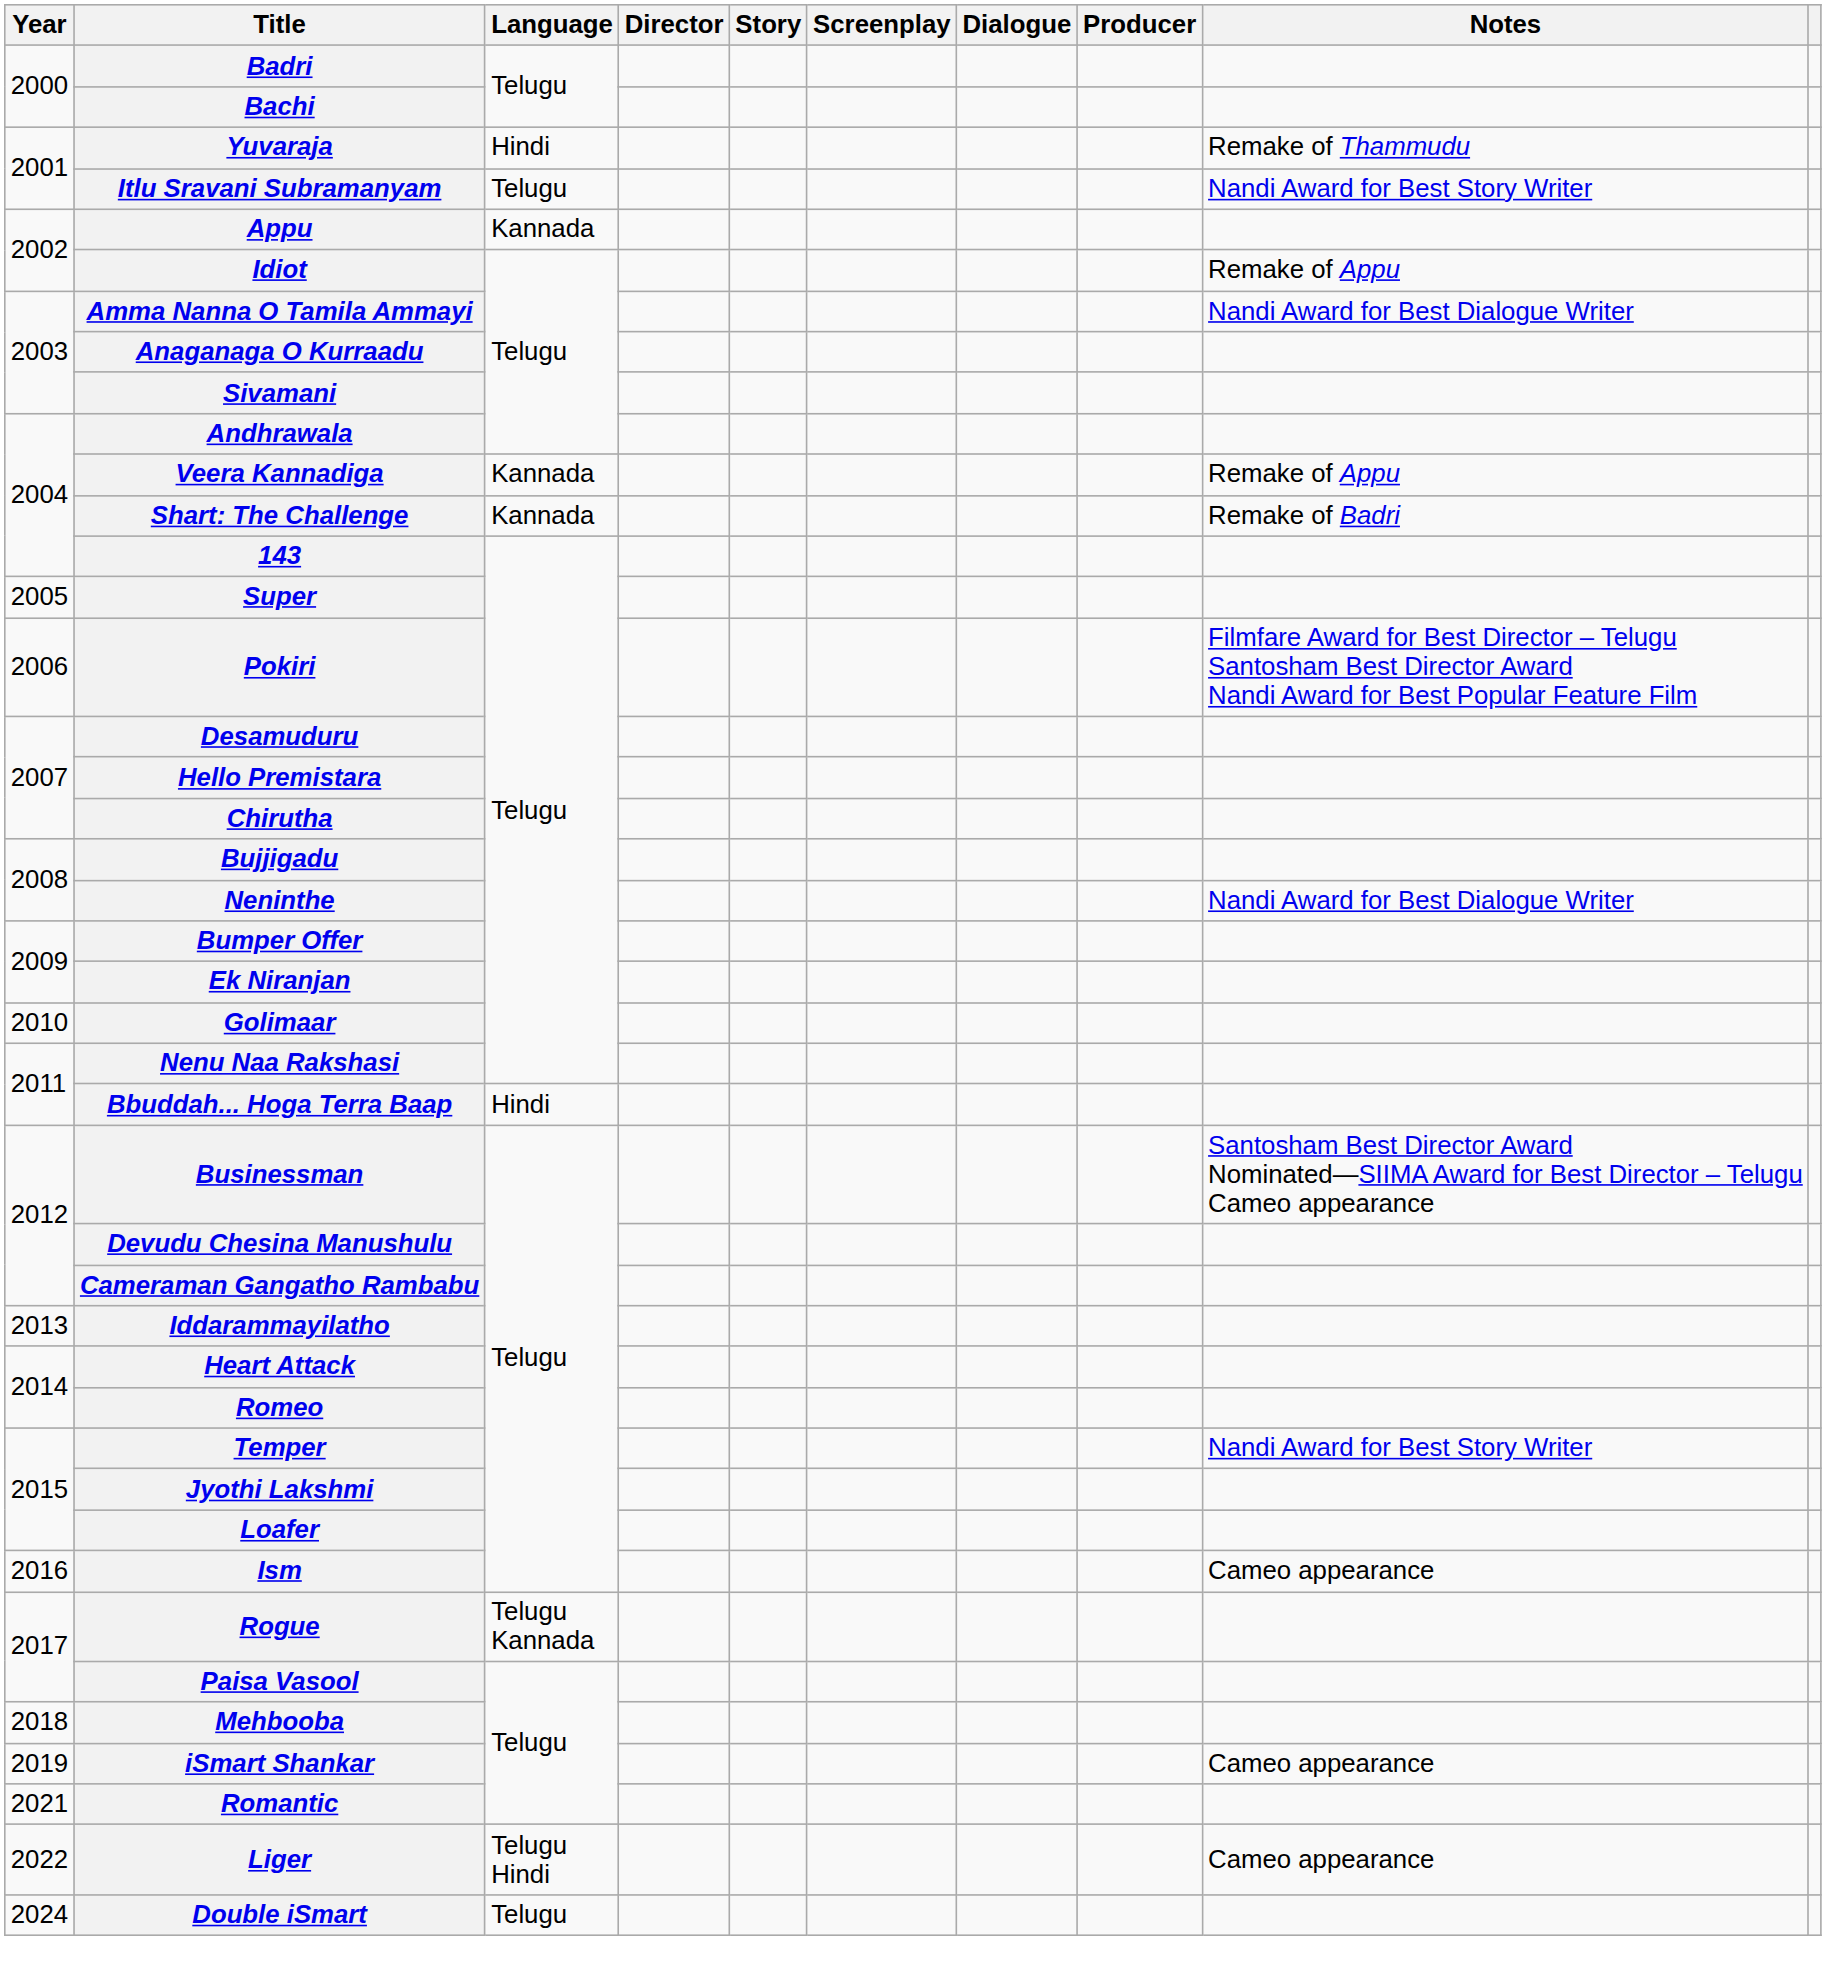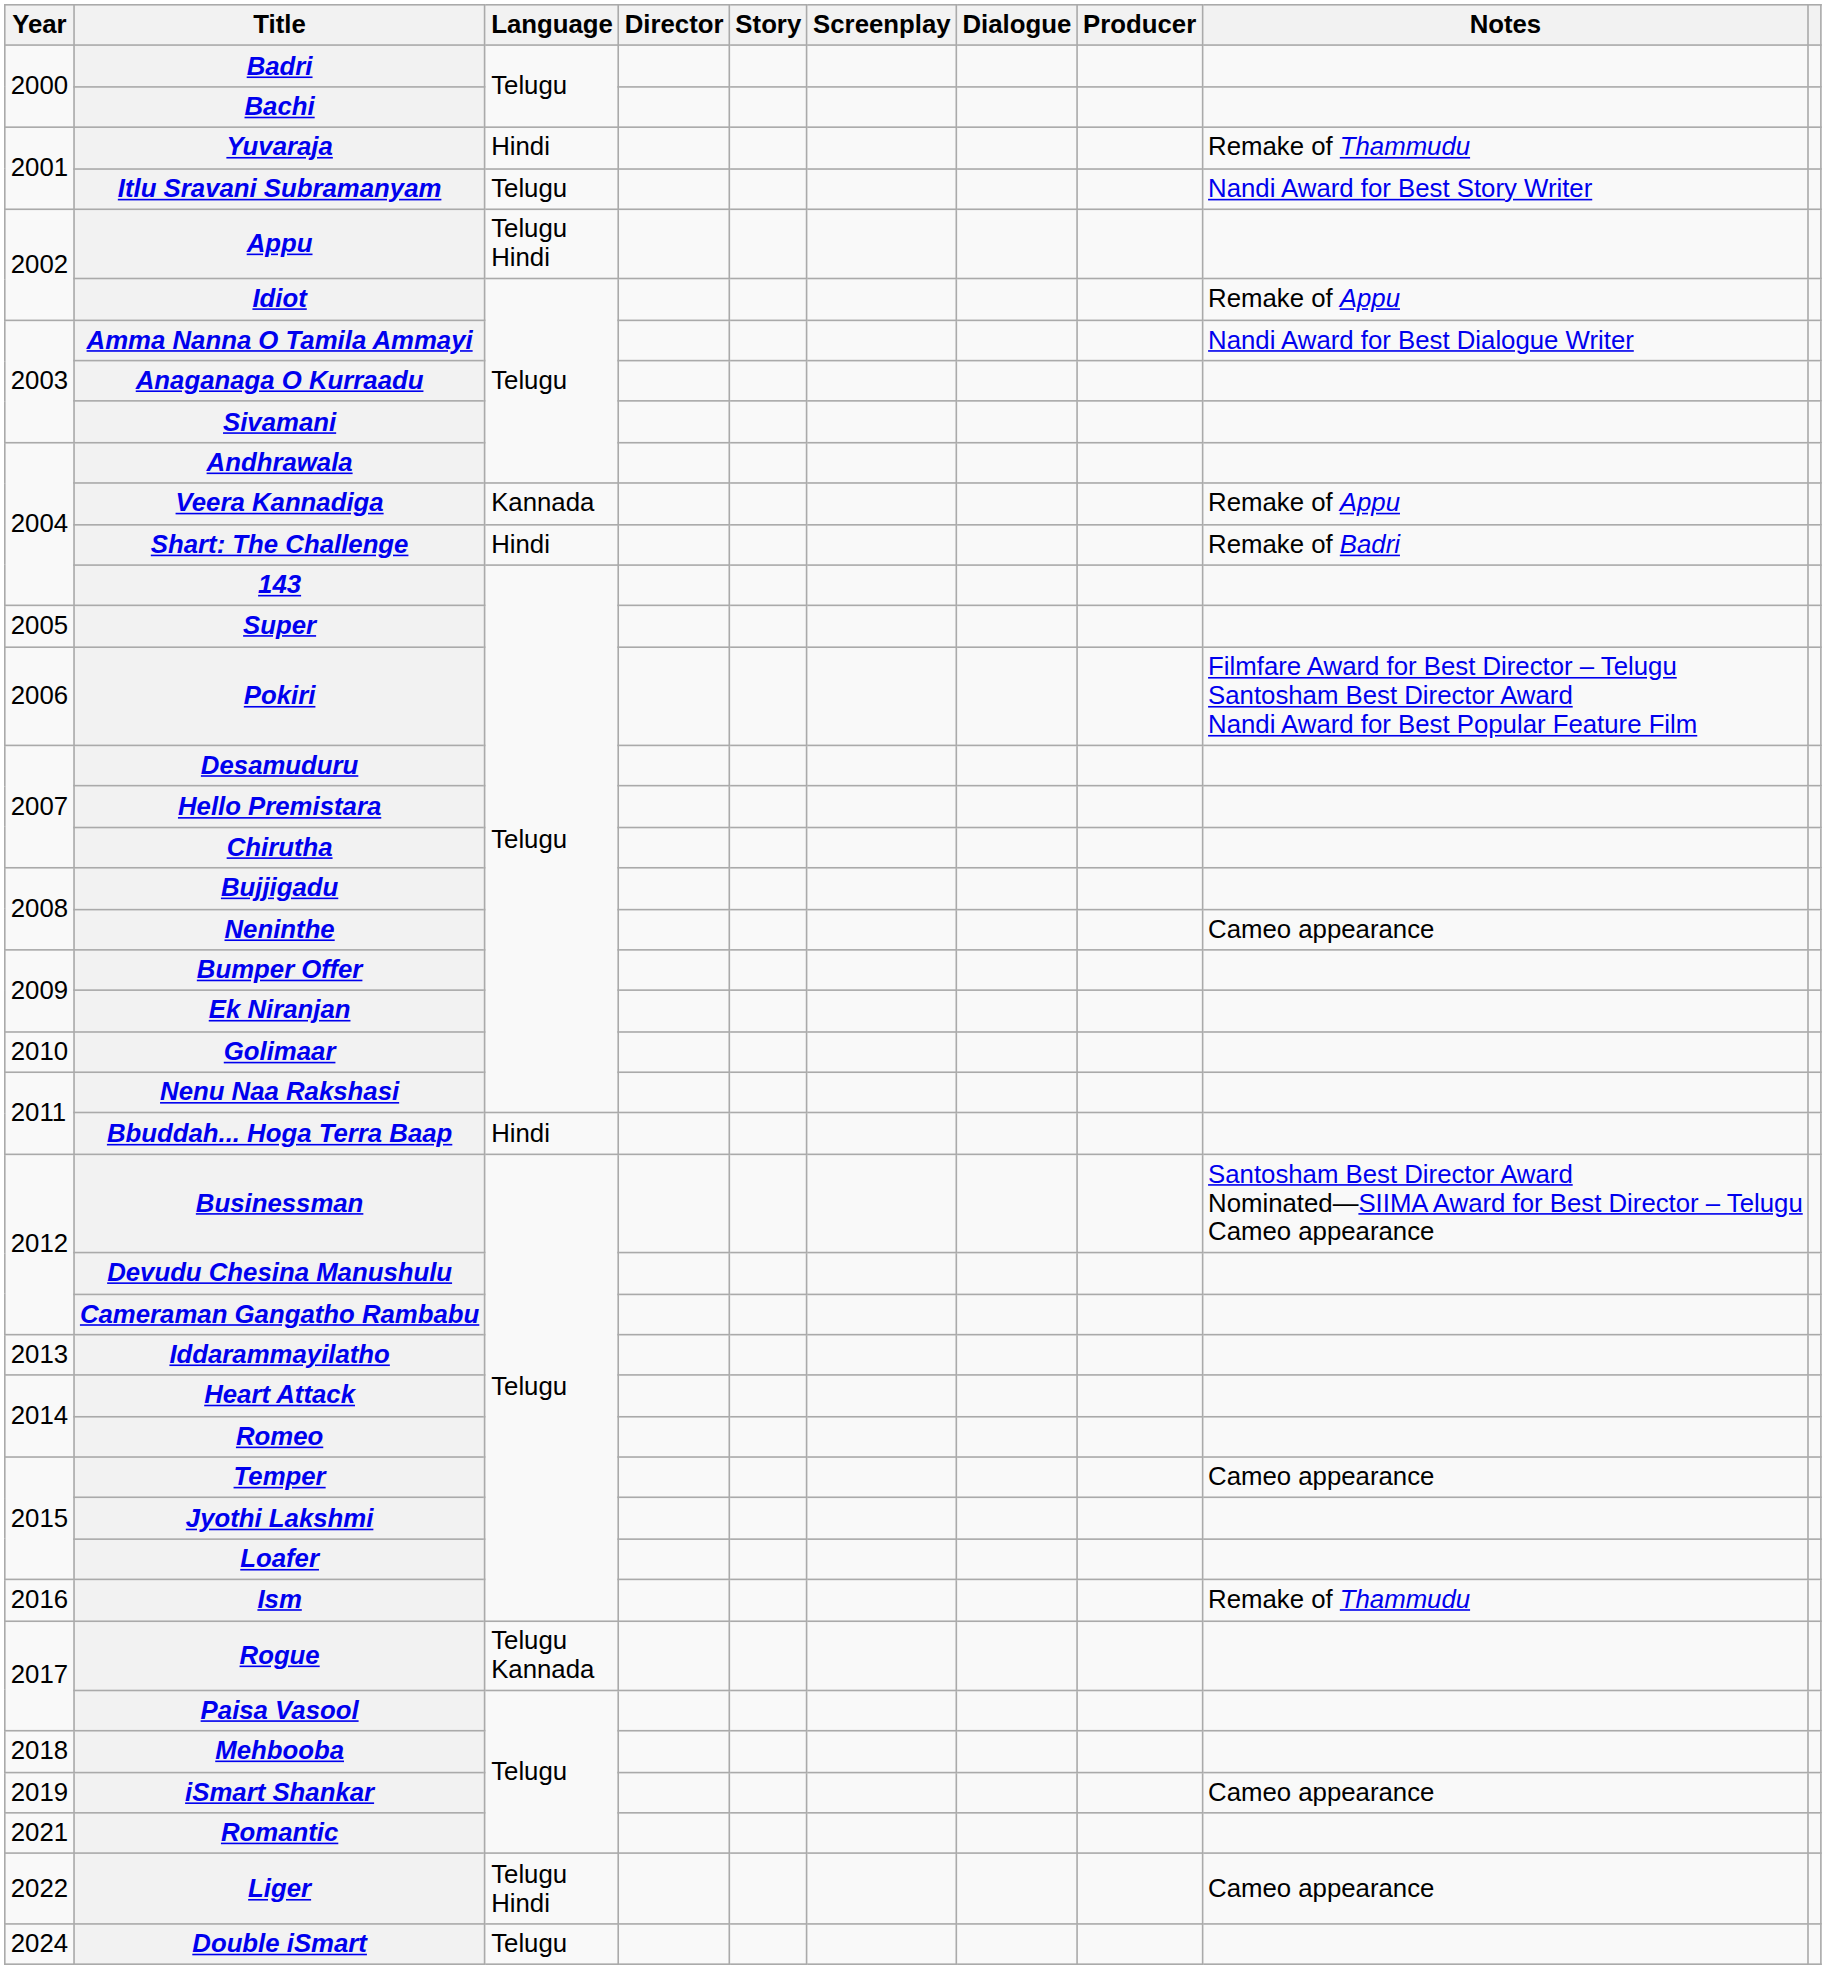(543, 229) Kannada -> (529, 243) Telugu Hindi
(543, 515) Kannada -> (521, 544) Hindi
(1421, 899) Nandi Award for Best Dialogue Writer -> (1321, 928) Cameo appearance
(1400, 1448) Nandi Award for Best Story Writer -> (1321, 1477) Cameo appearance
(1321, 1570) Cameo appearance -> (1339, 1599) Remake of Thammudu
